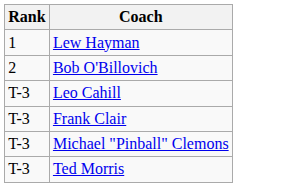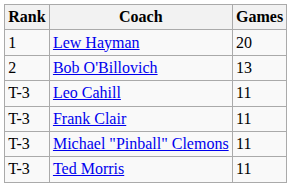+ column: (260, 17)
